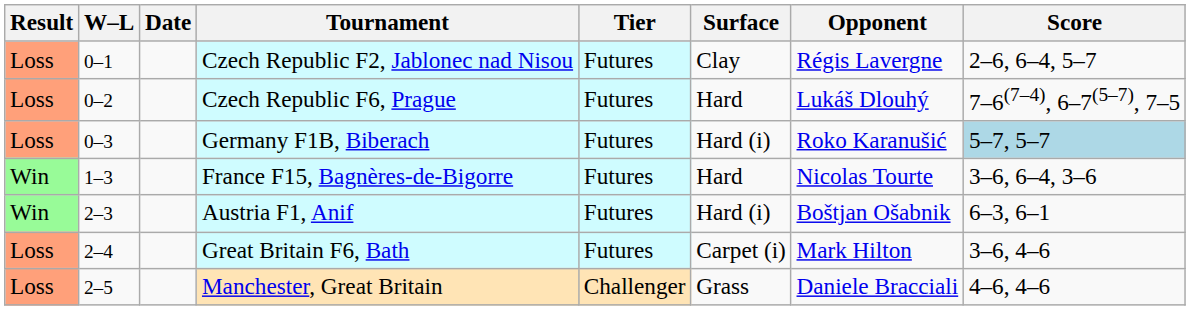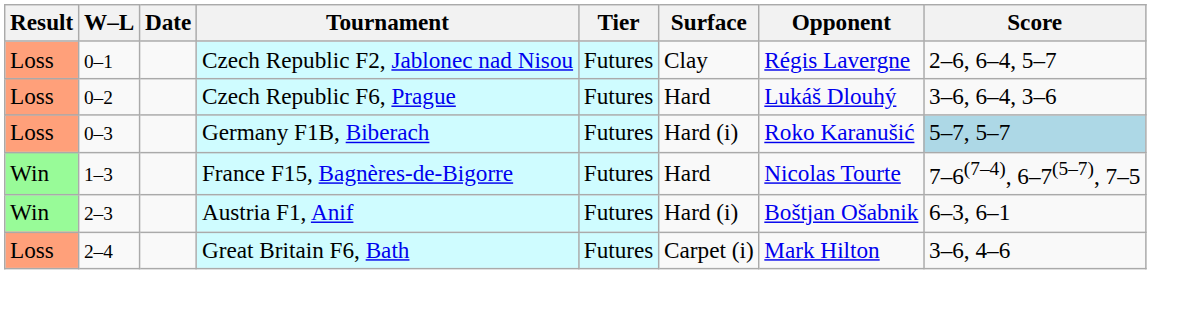(1075, 99) 7–6(7–4), 6–7(5–7), 7–5 -> (993, 96) 3–6, 6–4, 3–6
(1033, 176) 3–6, 6–4, 3–6 -> (1035, 173) 7–6(7–4), 6–7(5–7), 7–5
- row: (322, 286)
